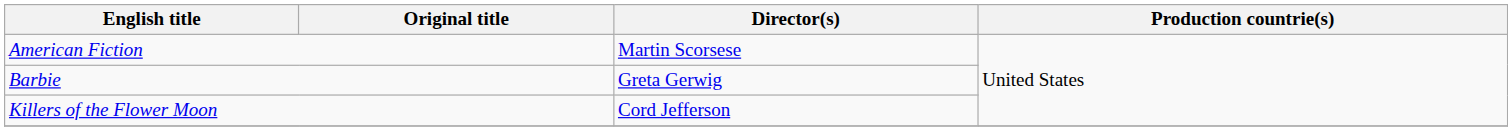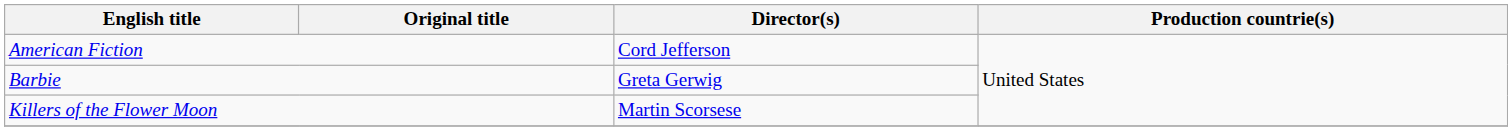(680, 49) Martin Scorsese -> (674, 49) Cord Jefferson
(674, 110) Cord Jefferson -> (680, 110) Martin Scorsese
